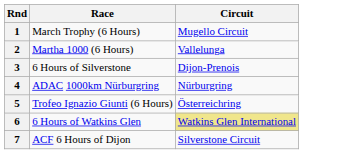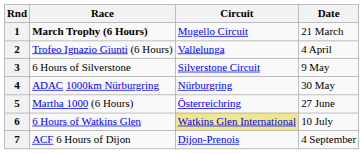+ column: (329, 13)
(86, 31) normal -> (90, 31) bold
(83, 50) Martha 1000 (6 Hours) -> (102, 50) Trofeo Ignazio Giunti (6 Hours)
(209, 68) Dijon-Prenois -> (219, 68) Silverstone Circuit
(102, 104) Trofeo Ignazio Giunti (6 Hours) -> (83, 104) Martha 1000 (6 Hours)
(219, 140) Silverstone Circuit -> (209, 140) Dijon-Prenois
